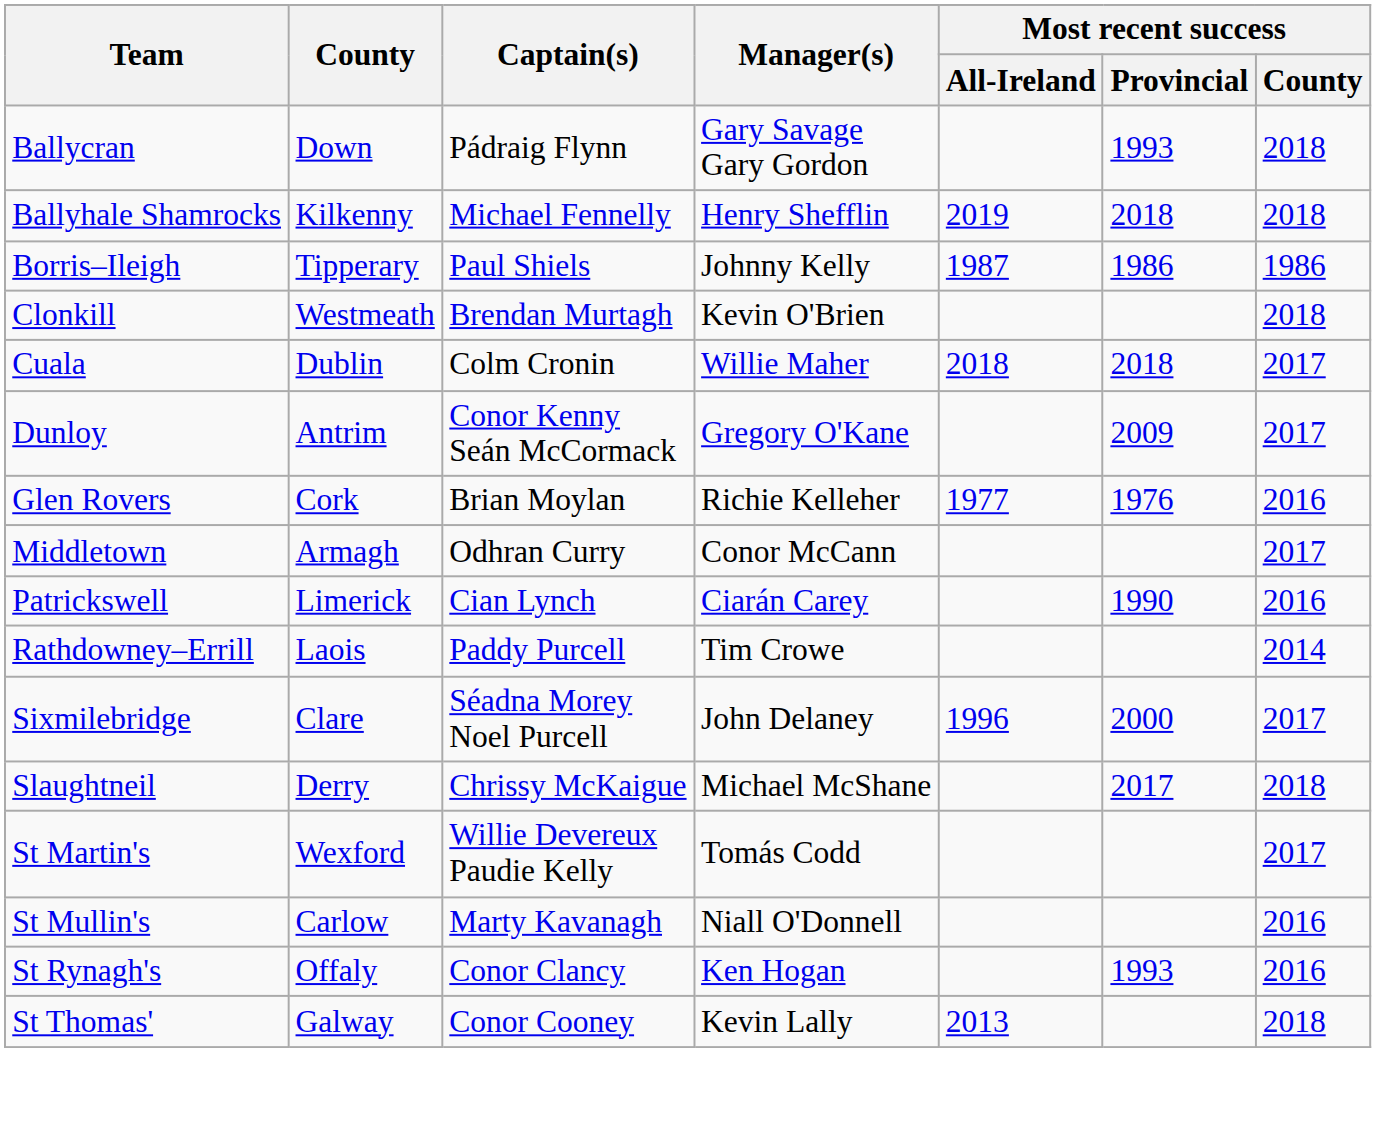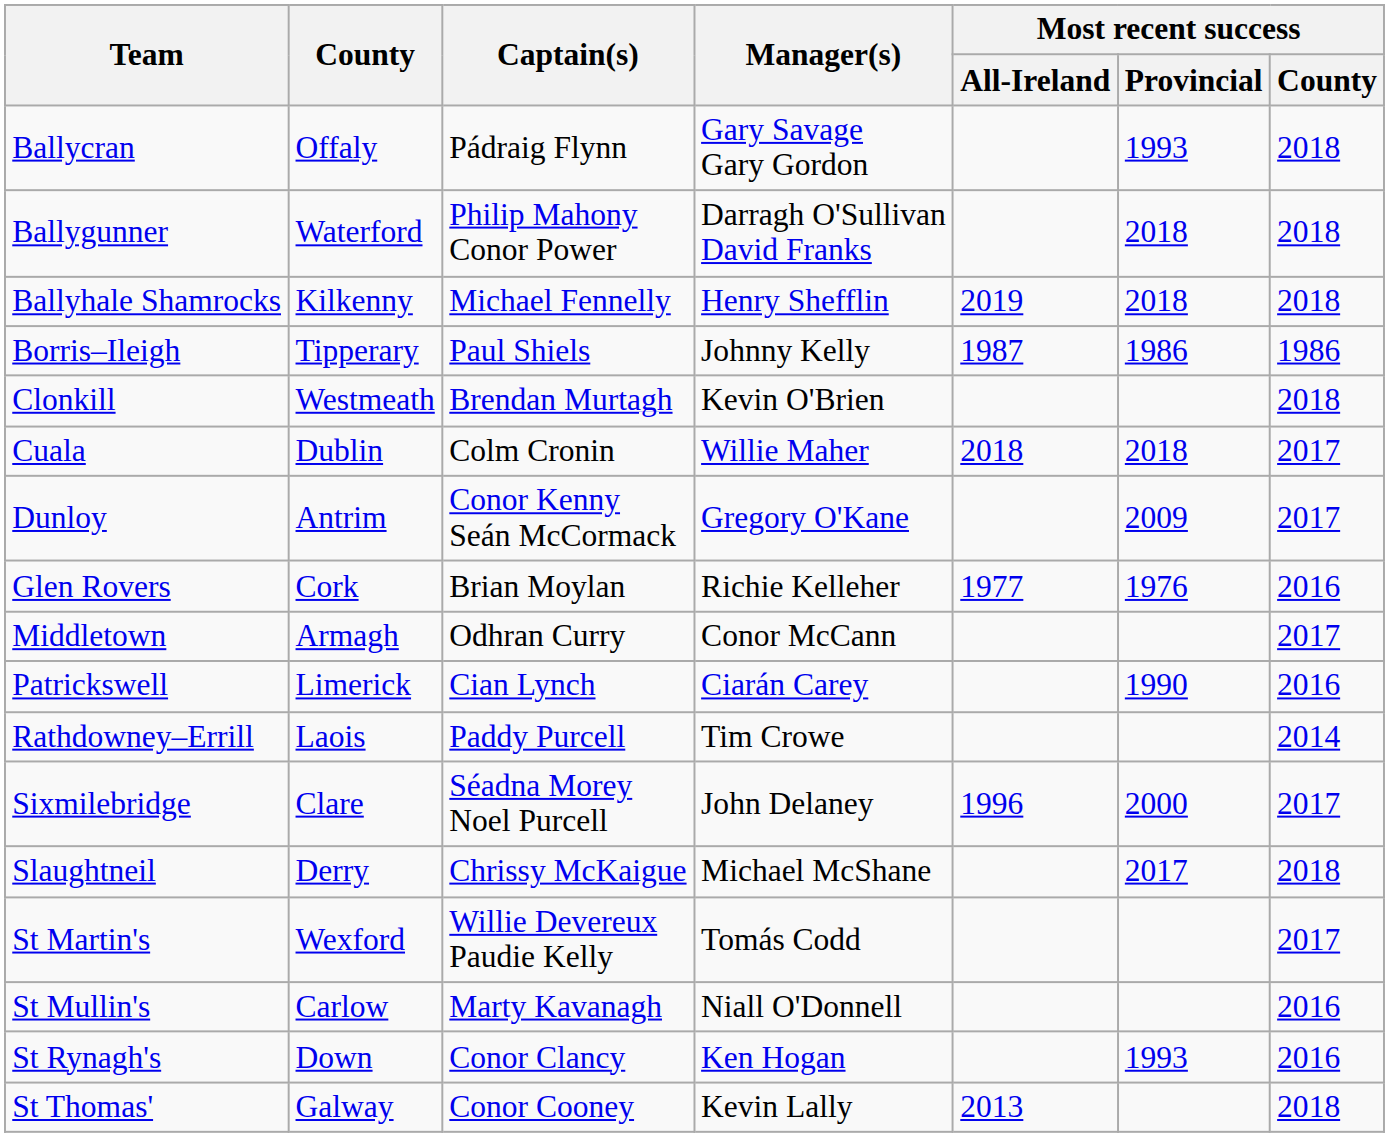(334, 147) Down -> (336, 147) Offaly
+ row: (90, 232)
(336, 971) Offaly -> (334, 1056) Down
